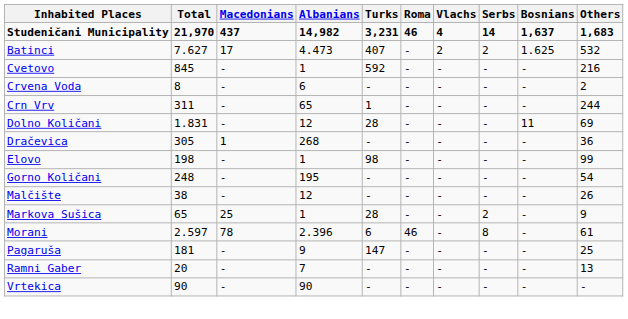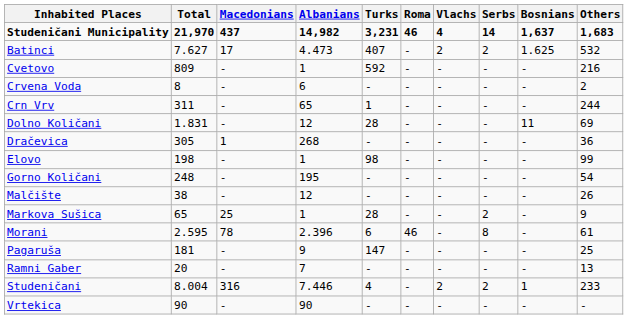(184, 68) 845 -> (184, 68) 809
(191, 232) 2.597 -> (191, 232) 2.595
+ row: (44, 287)
